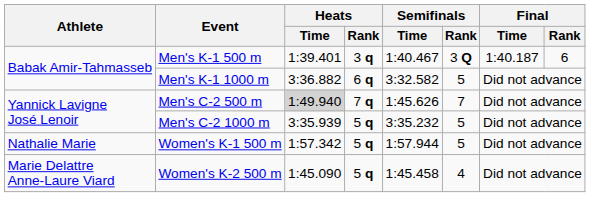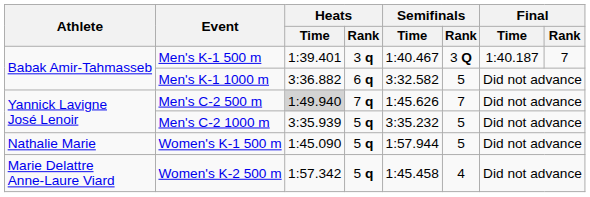(565, 58) 6 -> (565, 58) 7
(315, 144) 1:57.342 -> (315, 144) 1:45.090
(315, 173) 1:45.090 -> (315, 173) 1:57.342
